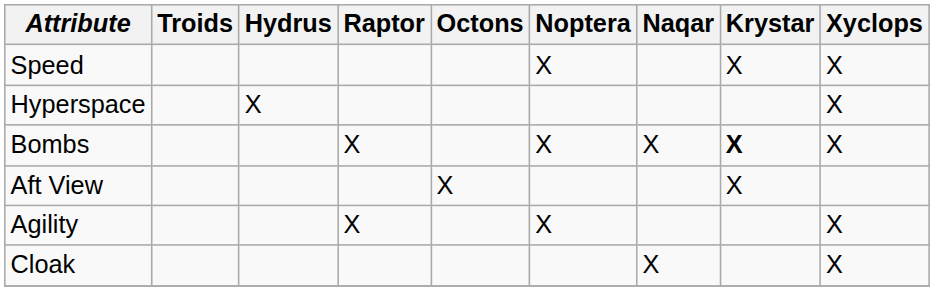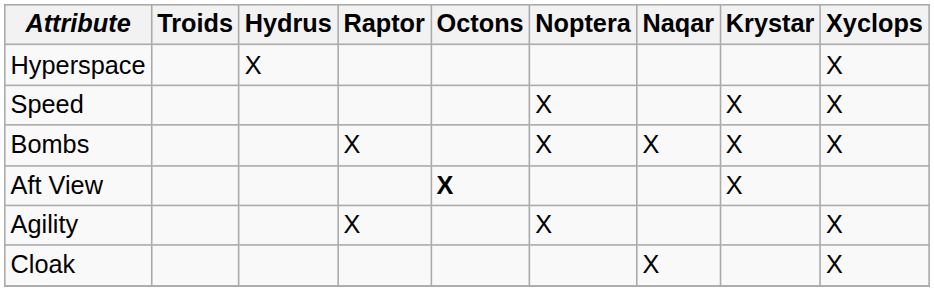rows swapped: (47, 64) <-> (78, 104)
(734, 144) bold -> (734, 144) normal
(445, 184) normal -> (445, 184) bold
